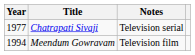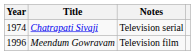(16, 27) 1977 -> (16, 27) 1974
(16, 43) 1994 -> (16, 43) 1996
